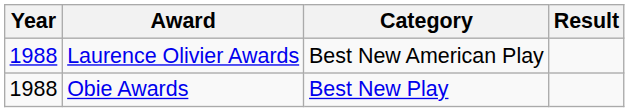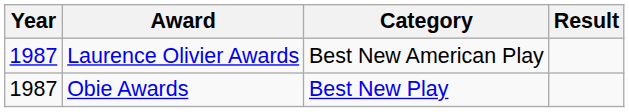(33, 55) 1988 -> (33, 55) 1987
(33, 89) 1988 -> (33, 89) 1987
